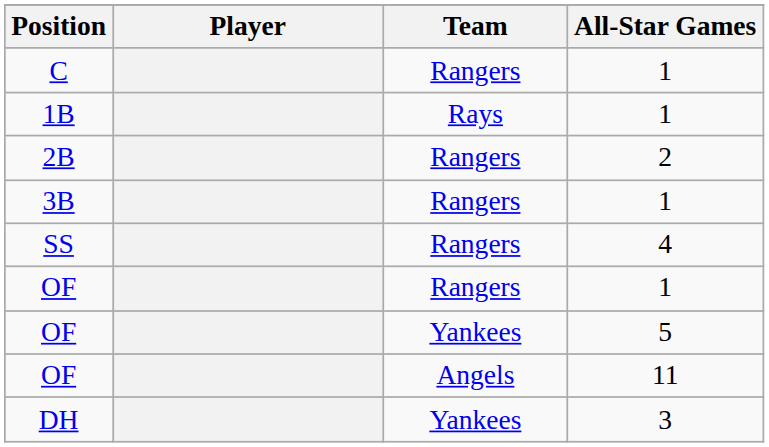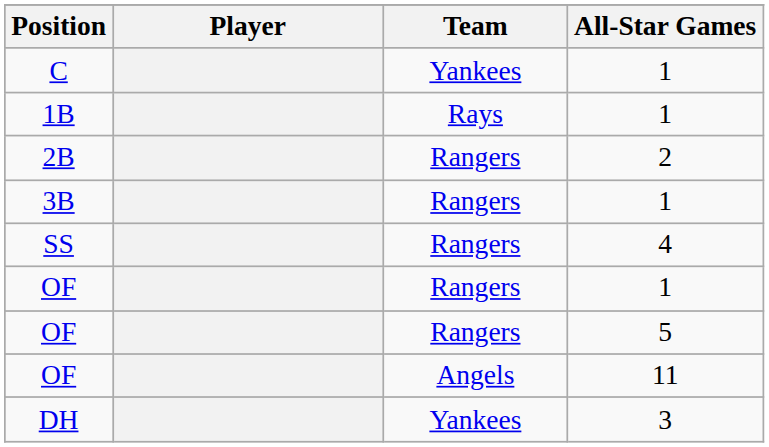(475, 69) Rangers -> (475, 69) Yankees
(475, 331) Yankees -> (475, 331) Rangers
